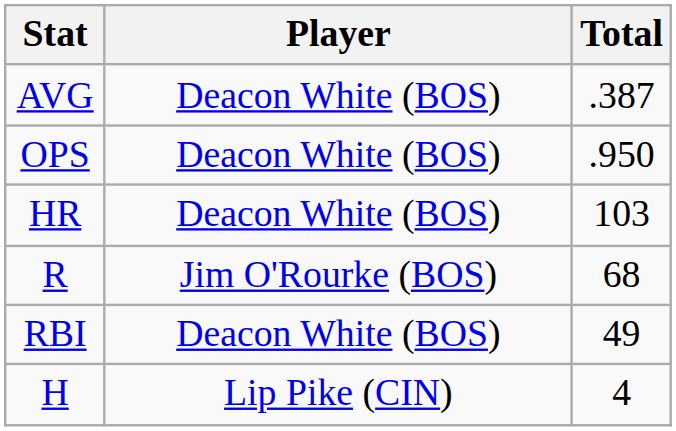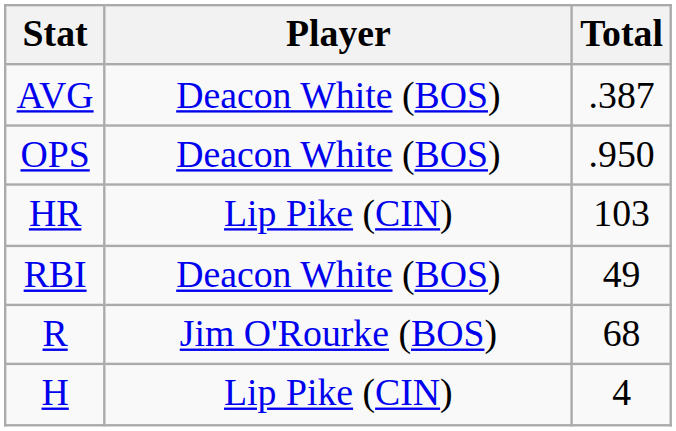(338, 214) Deacon White (BOS) -> (338, 214) Lip Pike (CIN)
rows swapped: (55, 333) <-> (55, 273)
